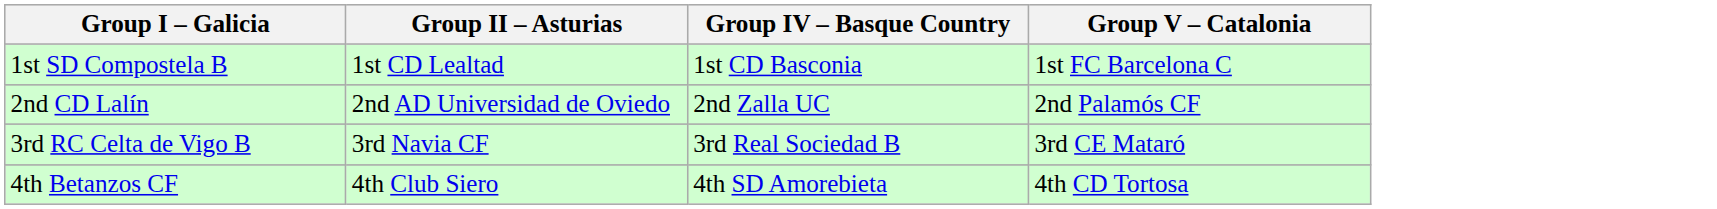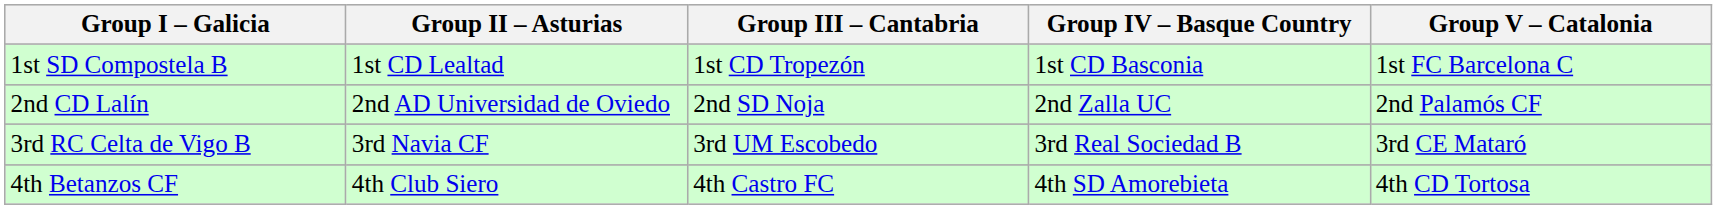+ column: (858, 24)
